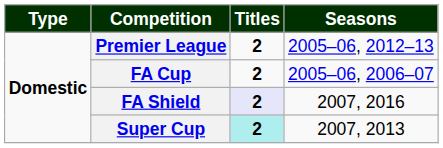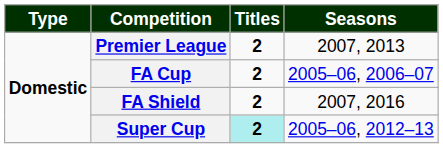(361, 46) 2005–06, 2012–13 -> (361, 46) 2007, 2013
(257, 102) lavender background -> (257, 102) no background
(361, 129) 2007, 2013 -> (361, 129) 2005–06, 2012–13
